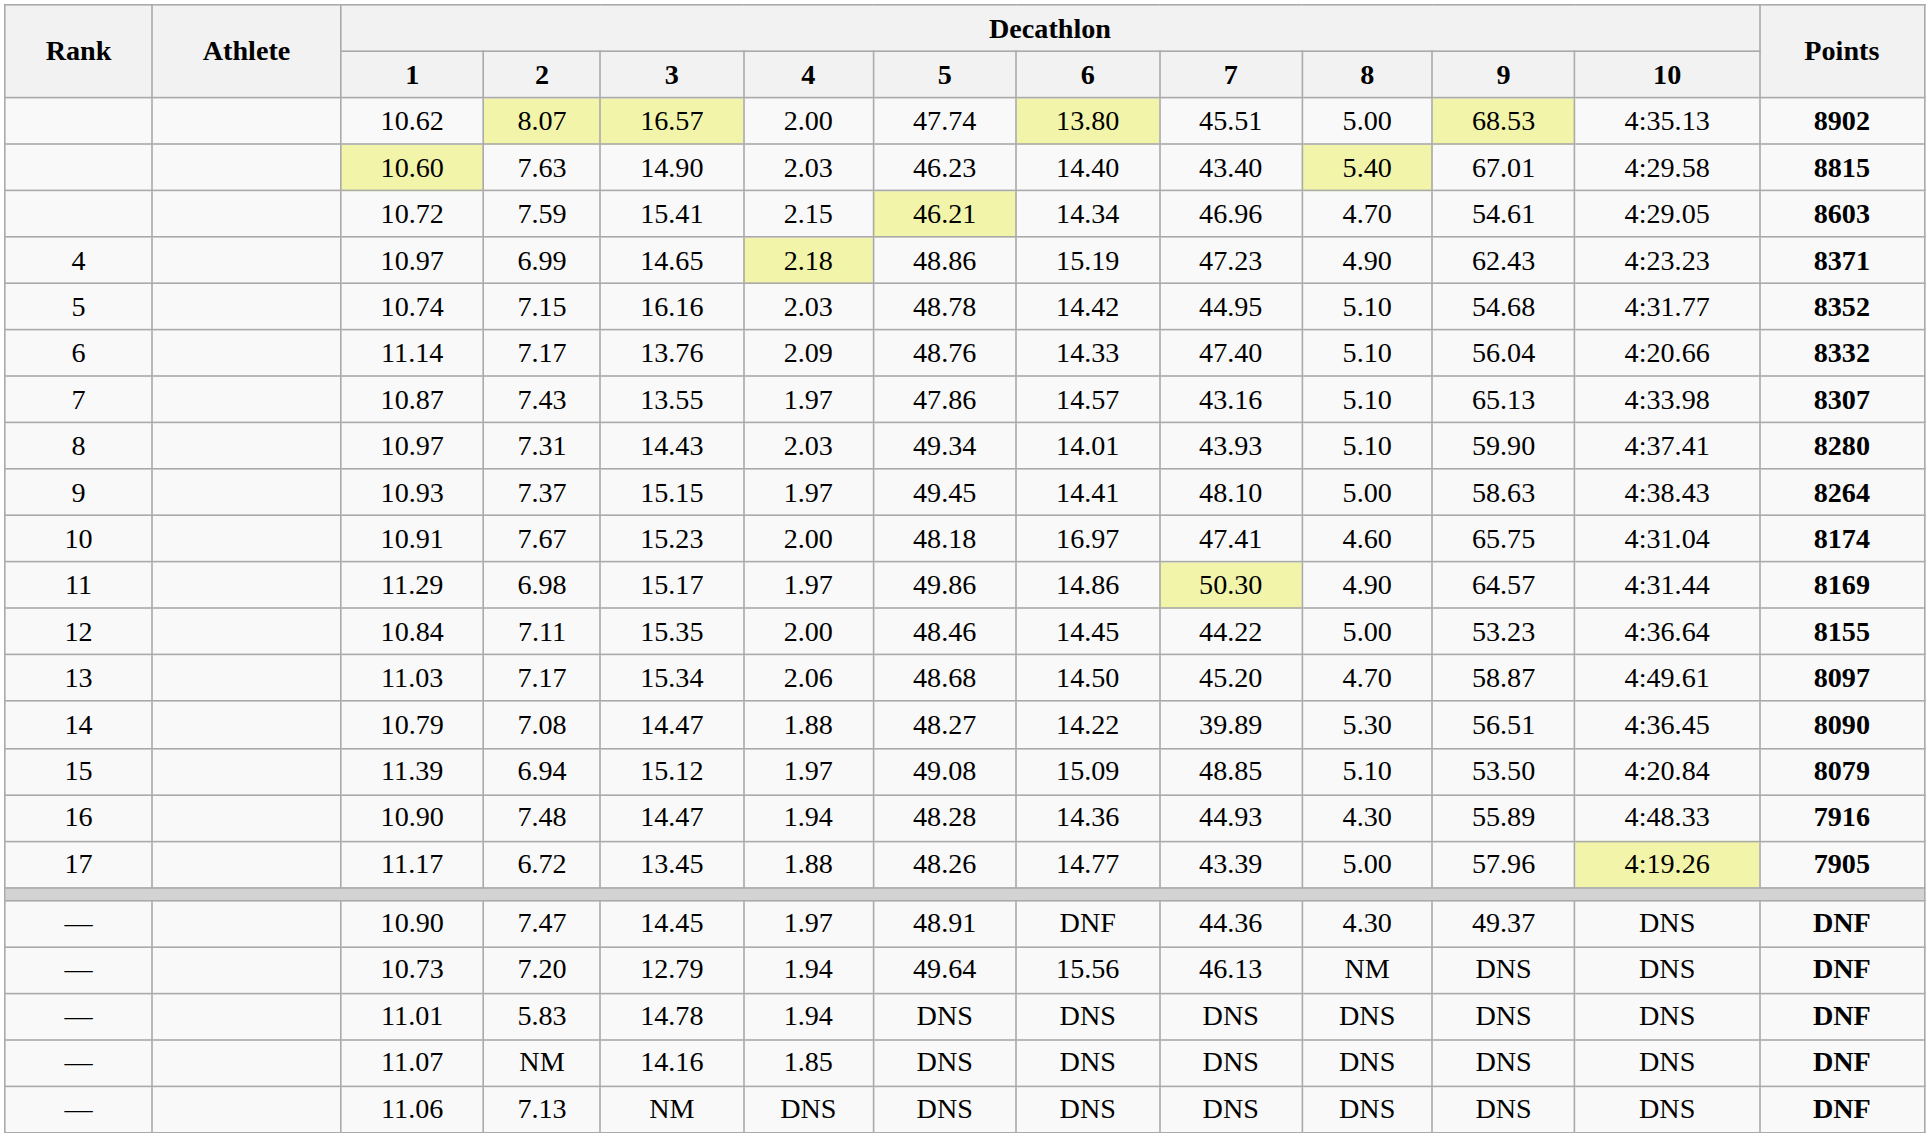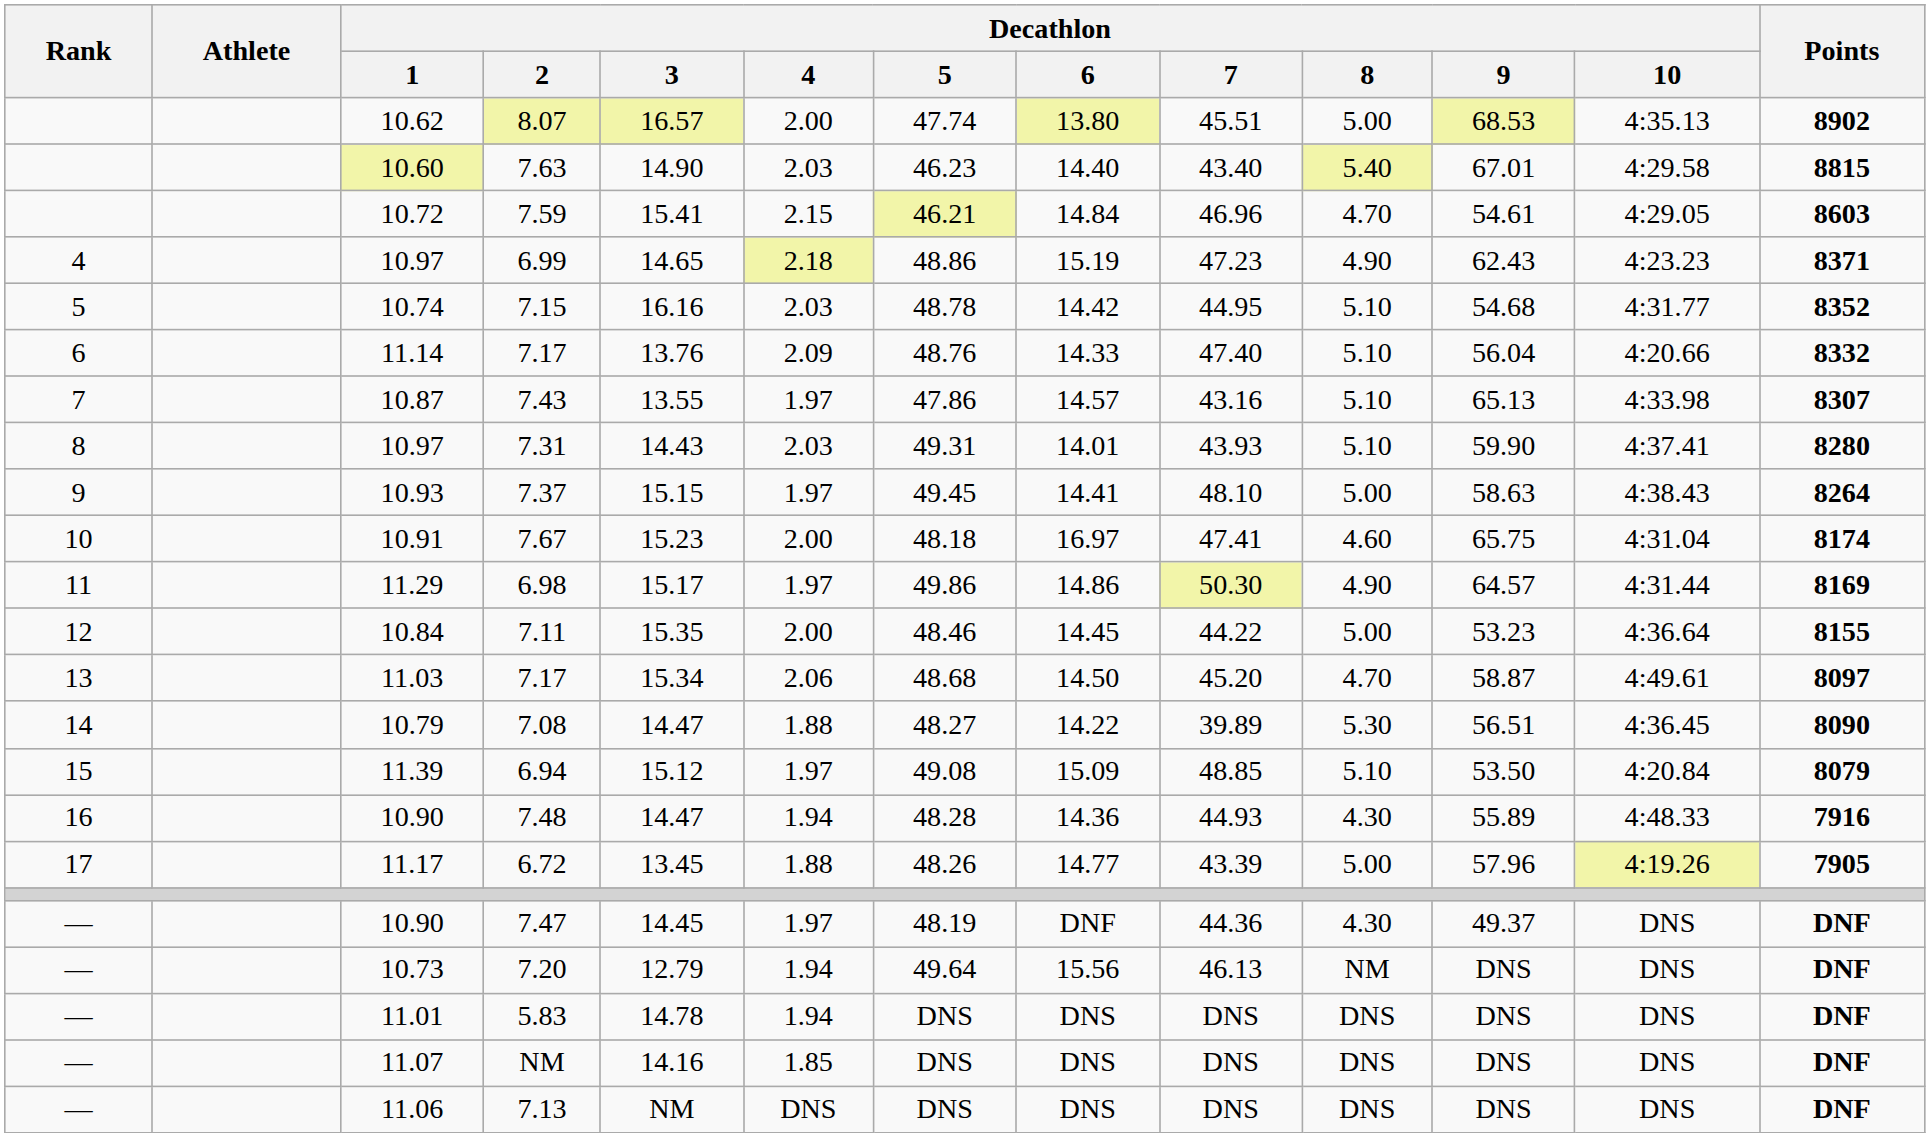(1088, 213) 14.34 -> (1088, 213) 14.84
(945, 445) 49.34 -> (945, 445) 49.31
(945, 922) 48.91 -> (945, 922) 48.19
